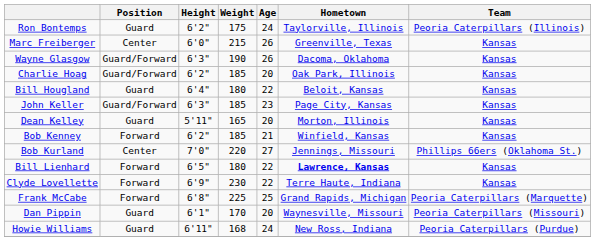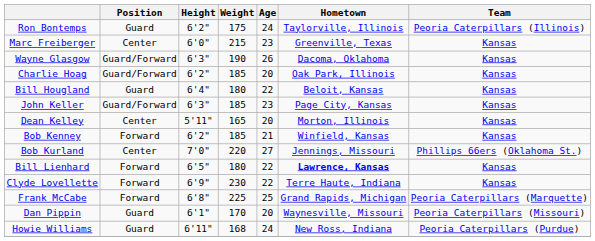(268, 43) 26 -> (268, 43) 23
(140, 120) Guard -> (140, 120) Center
